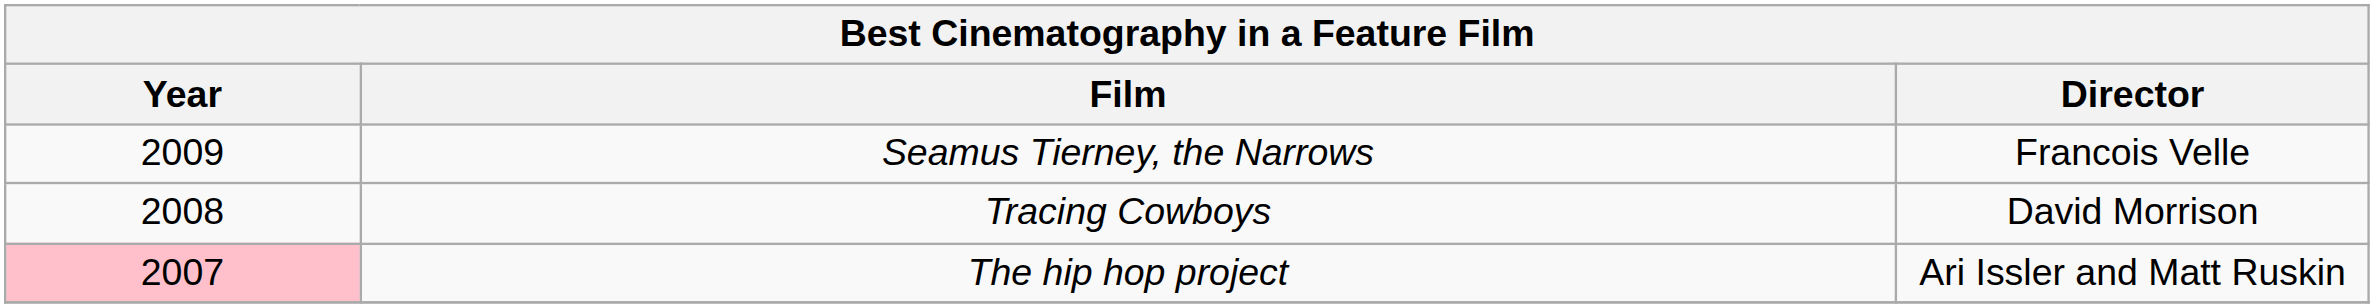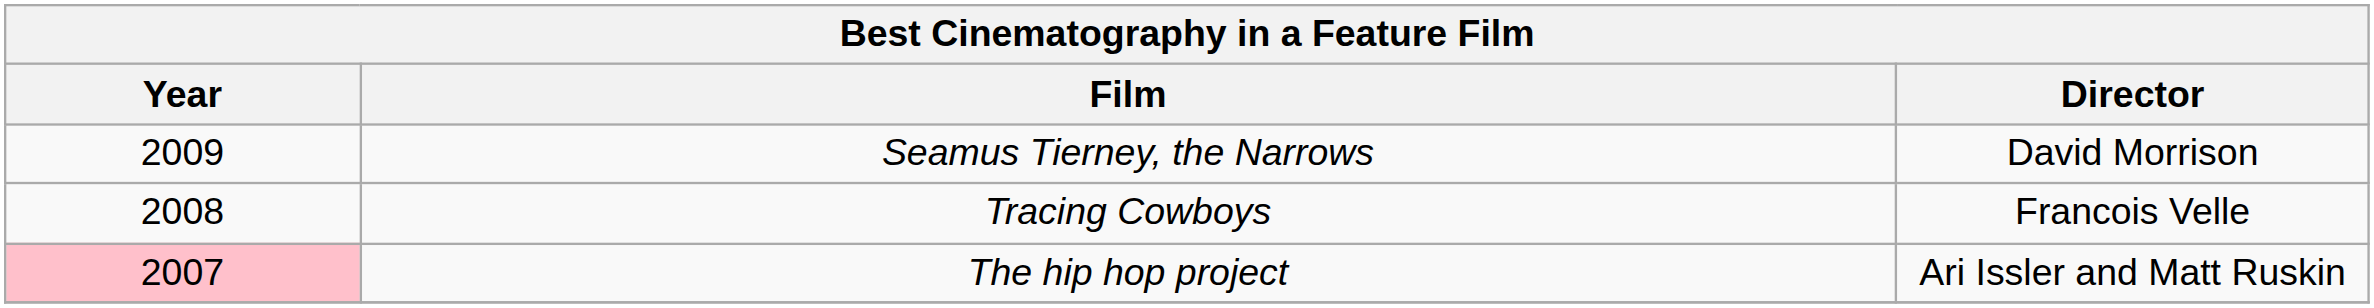(2133, 152) Francois Velle -> (2133, 152) David Morrison
(2133, 212) David Morrison -> (2133, 212) Francois Velle
